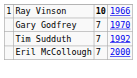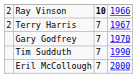(9, 11) 1 -> (9, 11) 2
+ row: (46, 25)
(120, 39) 1992 -> (120, 53) 1990
